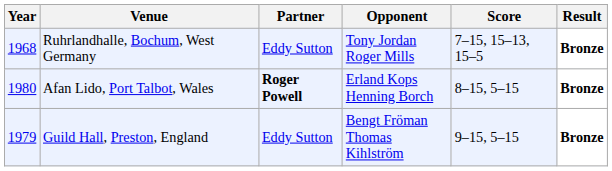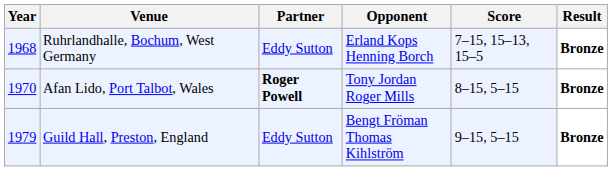(381, 48) Tony Jordan Roger Mills -> (390, 48) Erland Kops Henning Borch
(22, 88) 1980 -> (22, 88) 1970
(390, 88) Erland Kops Henning Borch -> (381, 88) Tony Jordan Roger Mills
